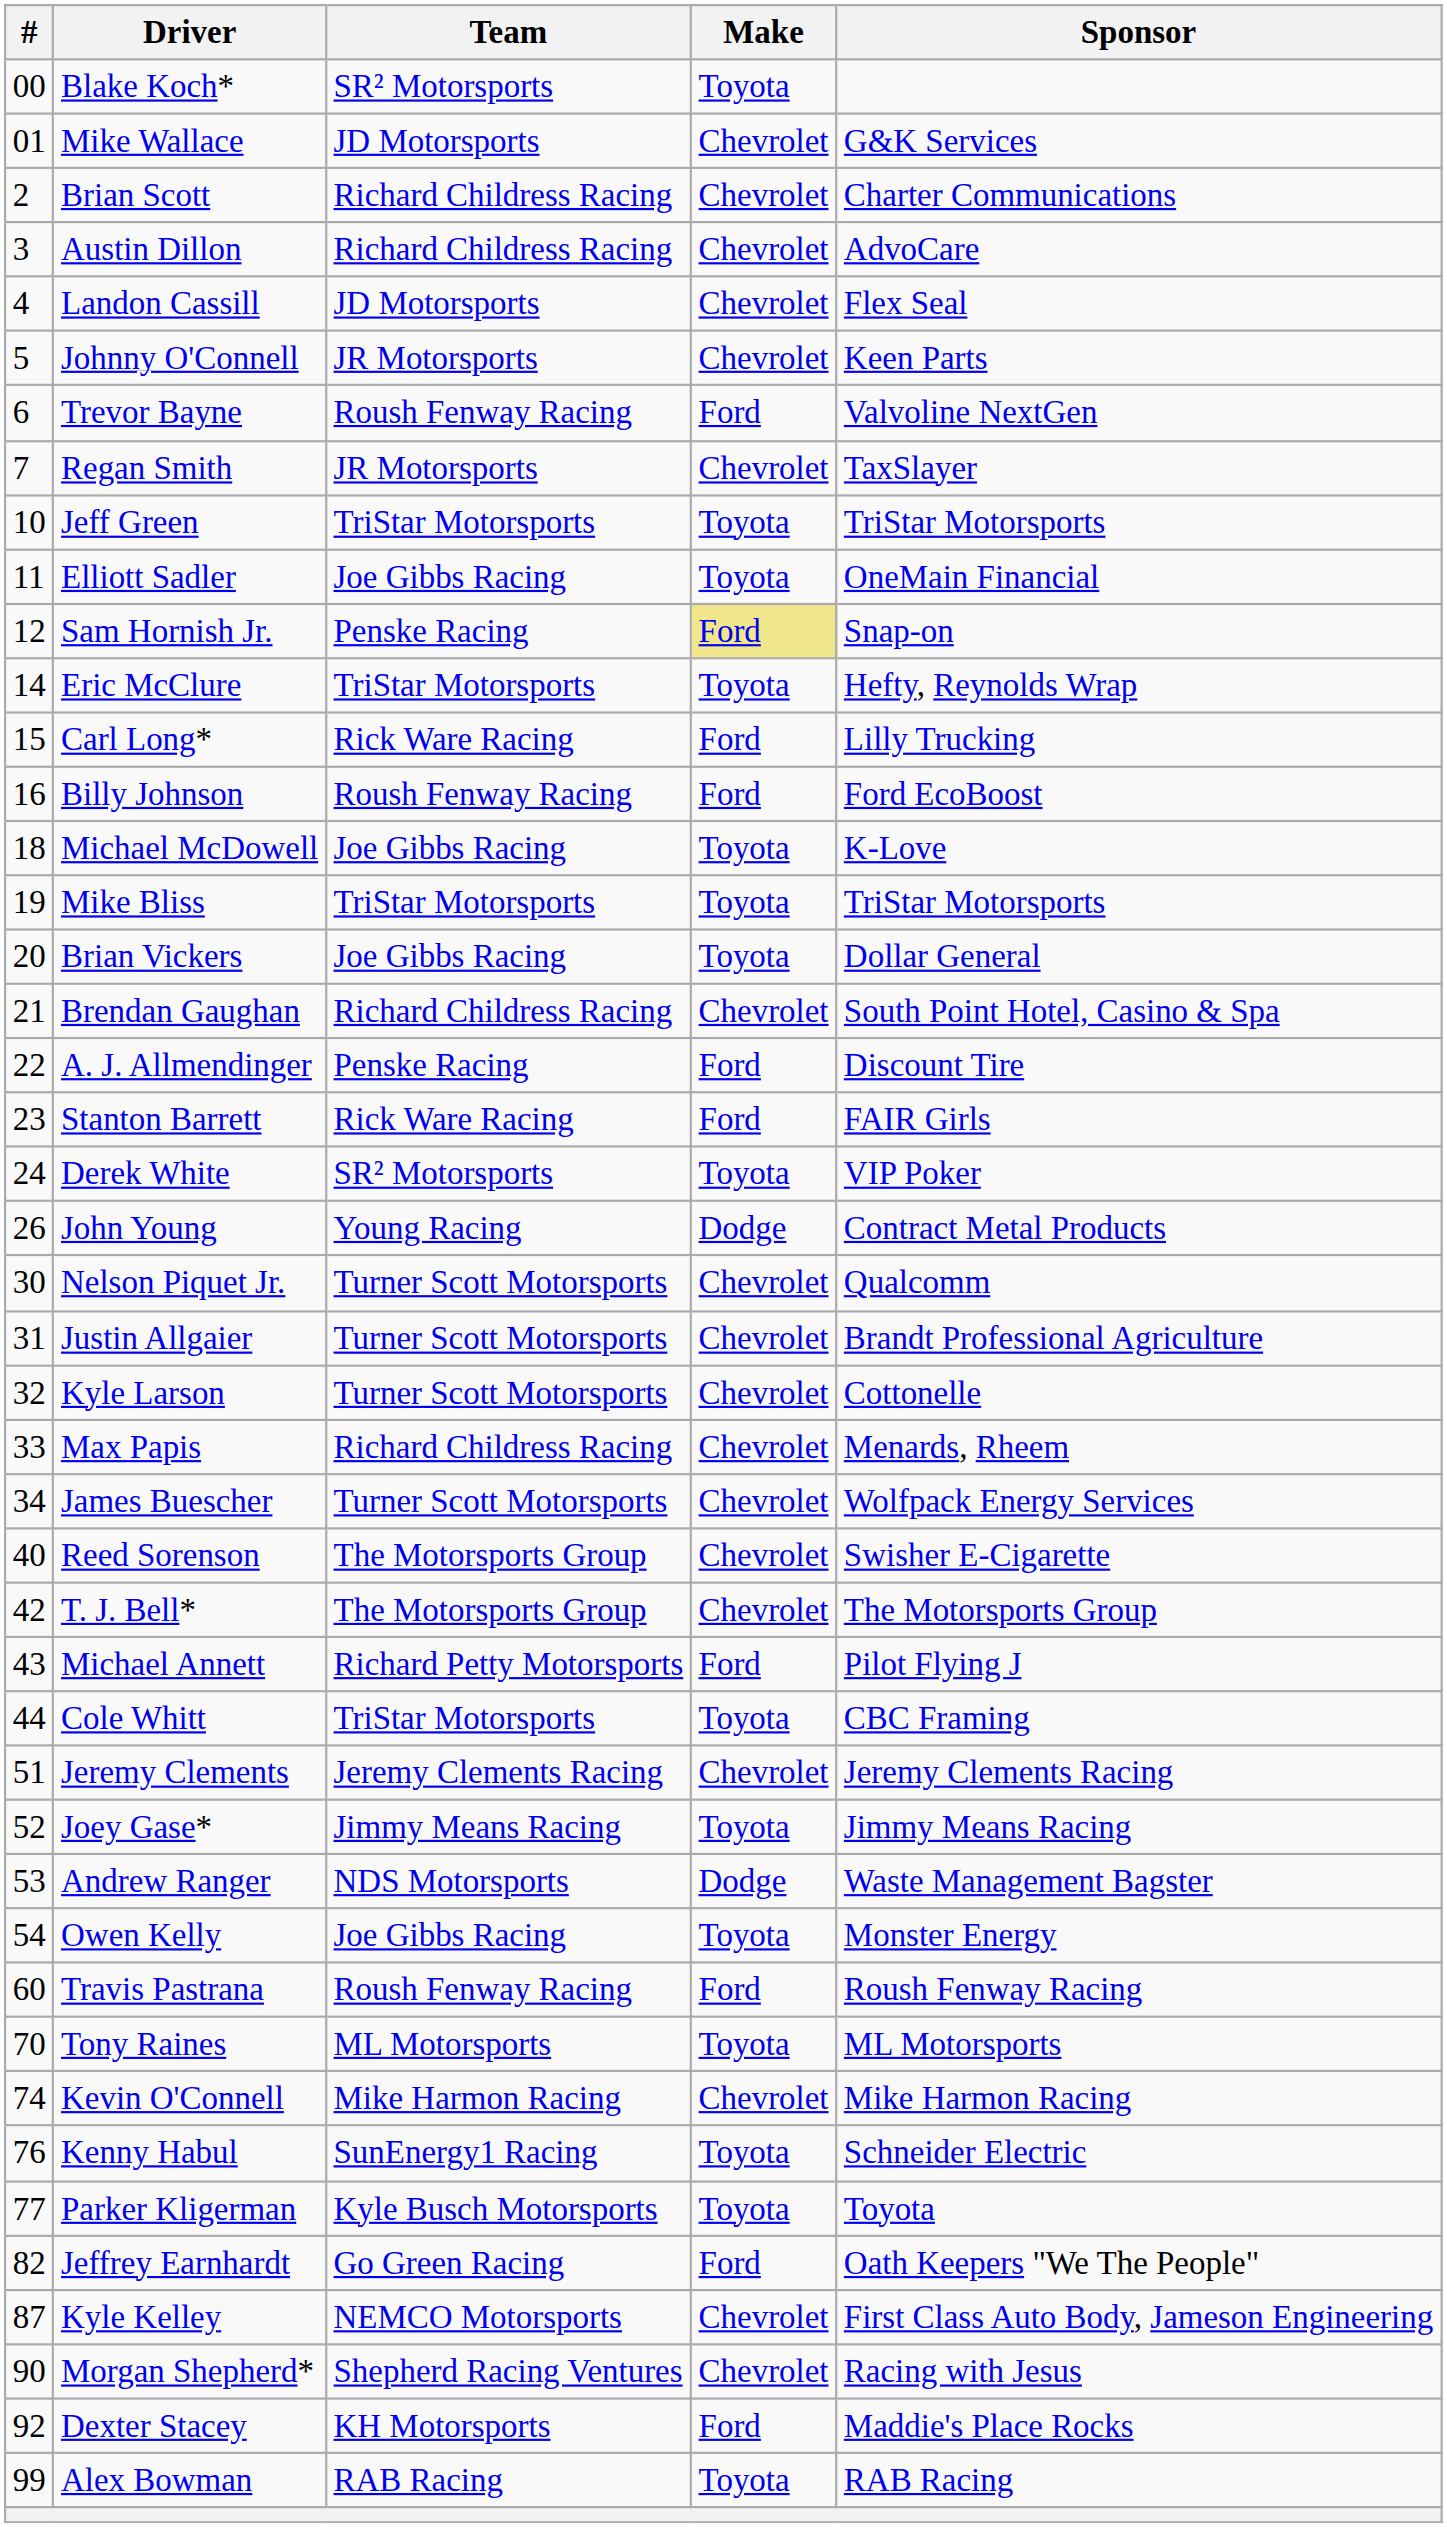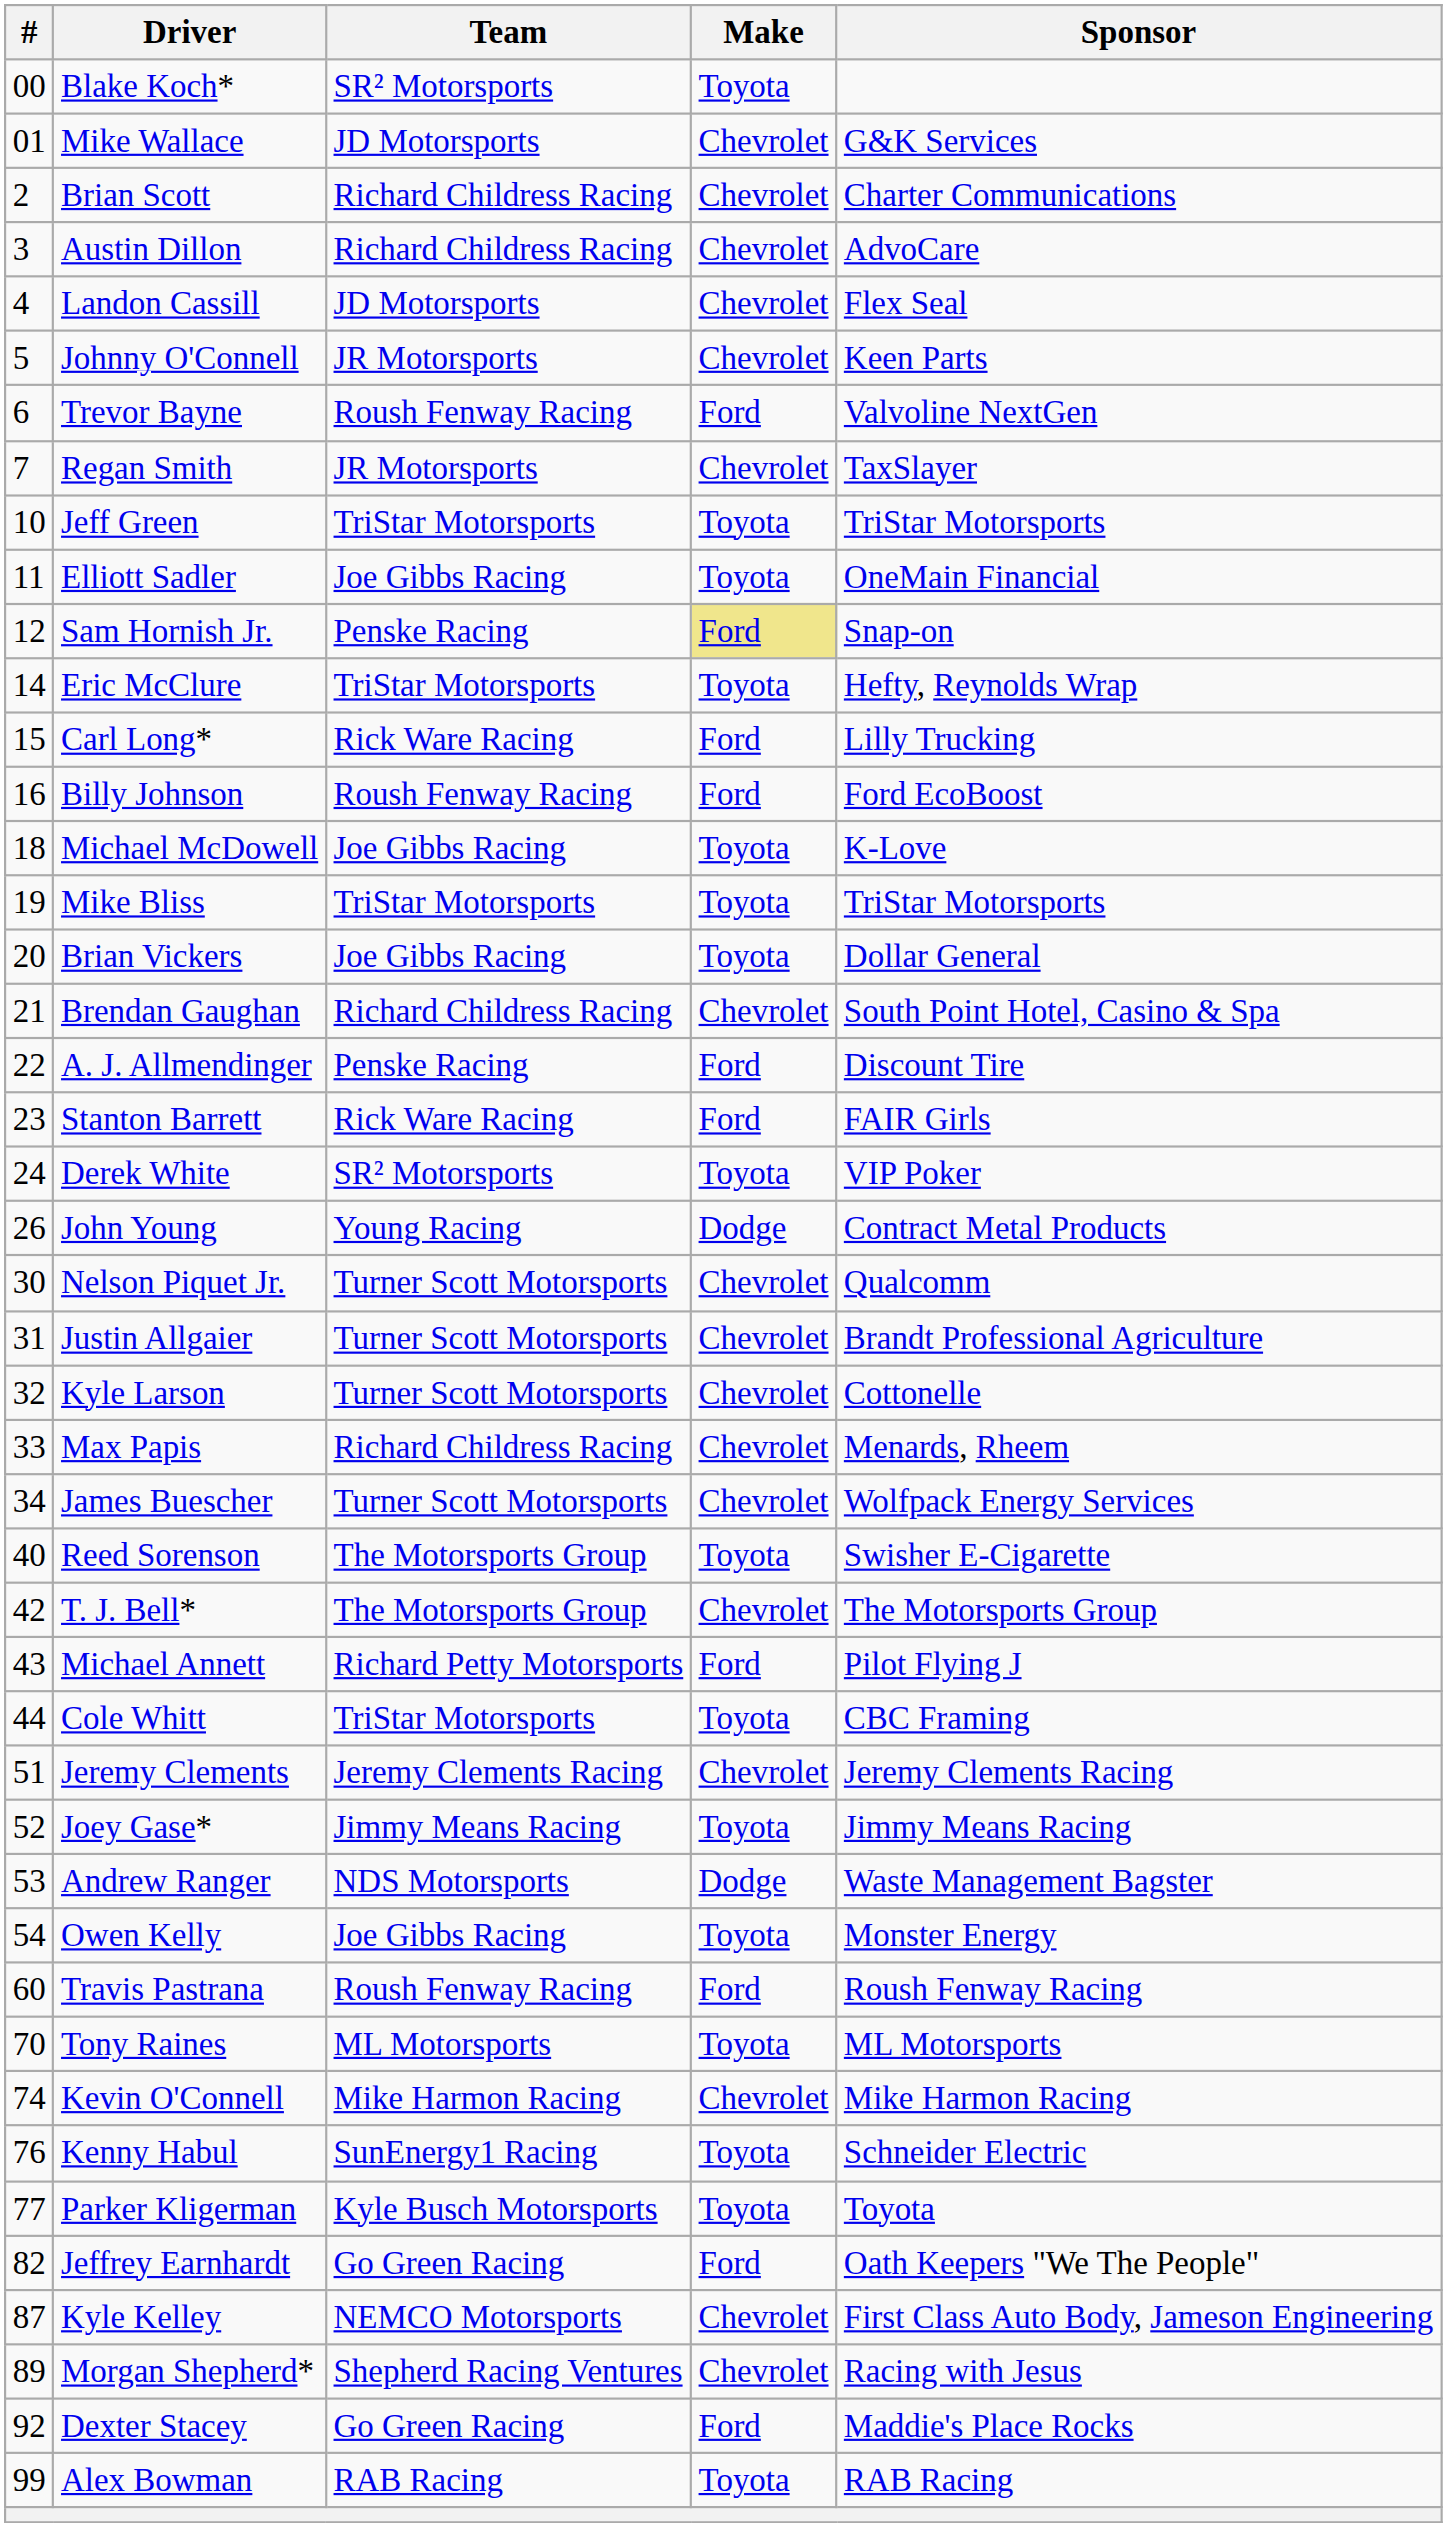(764, 1554) Chevrolet -> (744, 1554) Toyota
(29, 2370) 90 -> (29, 2370) 89
(442, 2424) KH Motorsports -> (449, 2424) Go Green Racing
